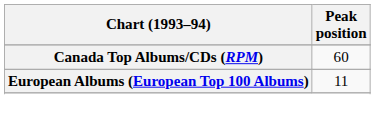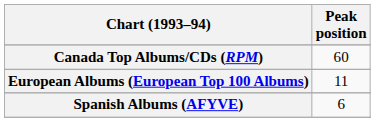+ row: (158, 104)
